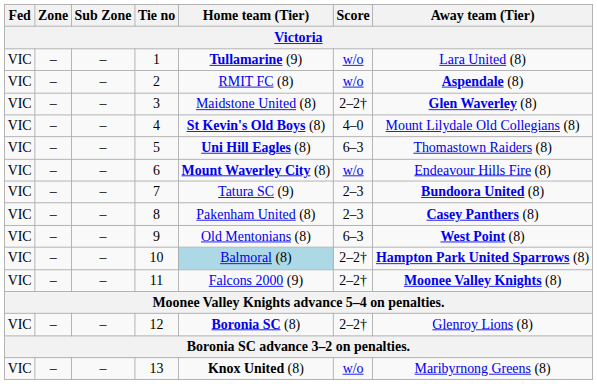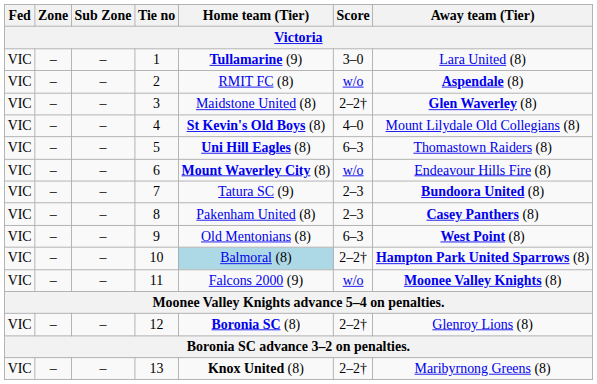(353, 59) w/o -> (353, 59) 3–0
(353, 280) 2–2† -> (353, 280) w/o
(353, 368) w/o -> (353, 368) 2–2†
